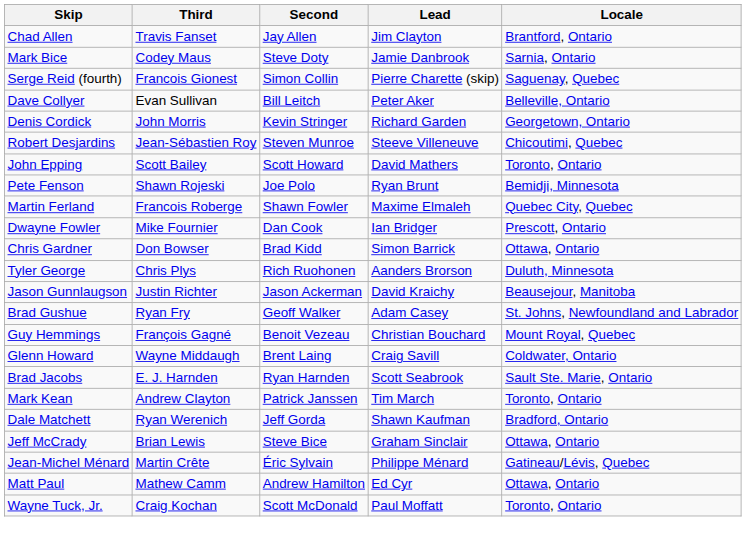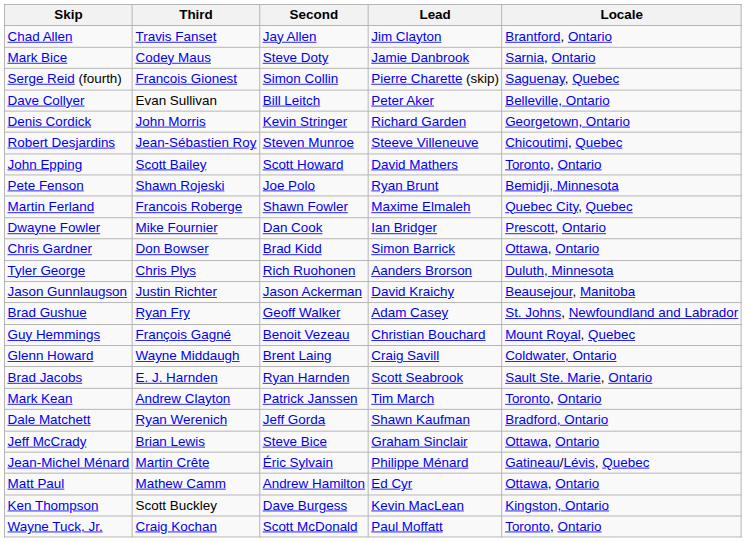+ row: (53, 505)
